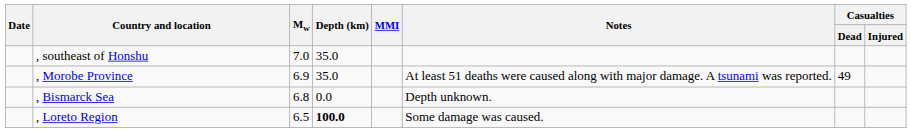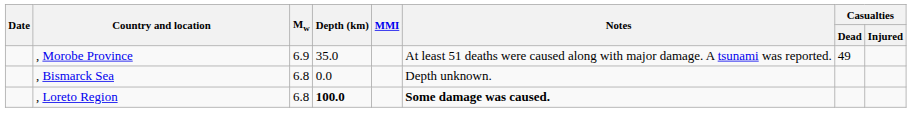- row: (92, 55)
(301, 117) 6.5 -> (301, 96) 6.8
(474, 117) normal -> (478, 96) bold
